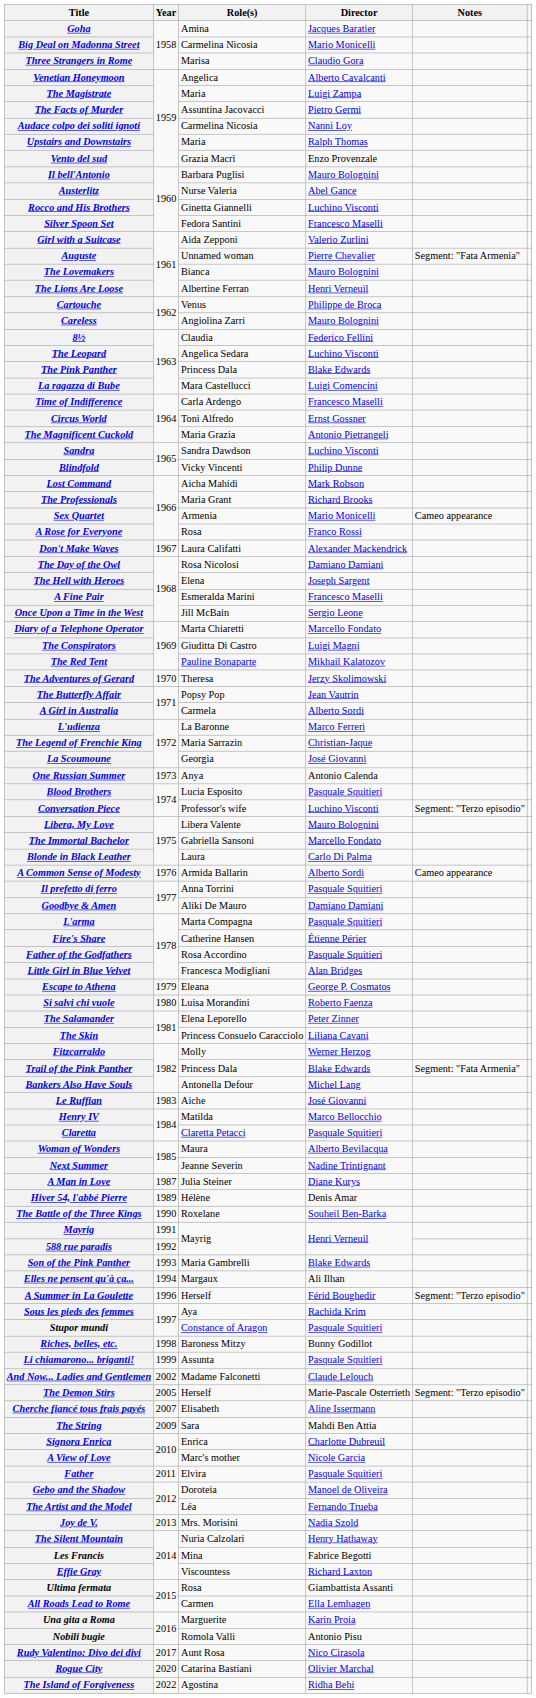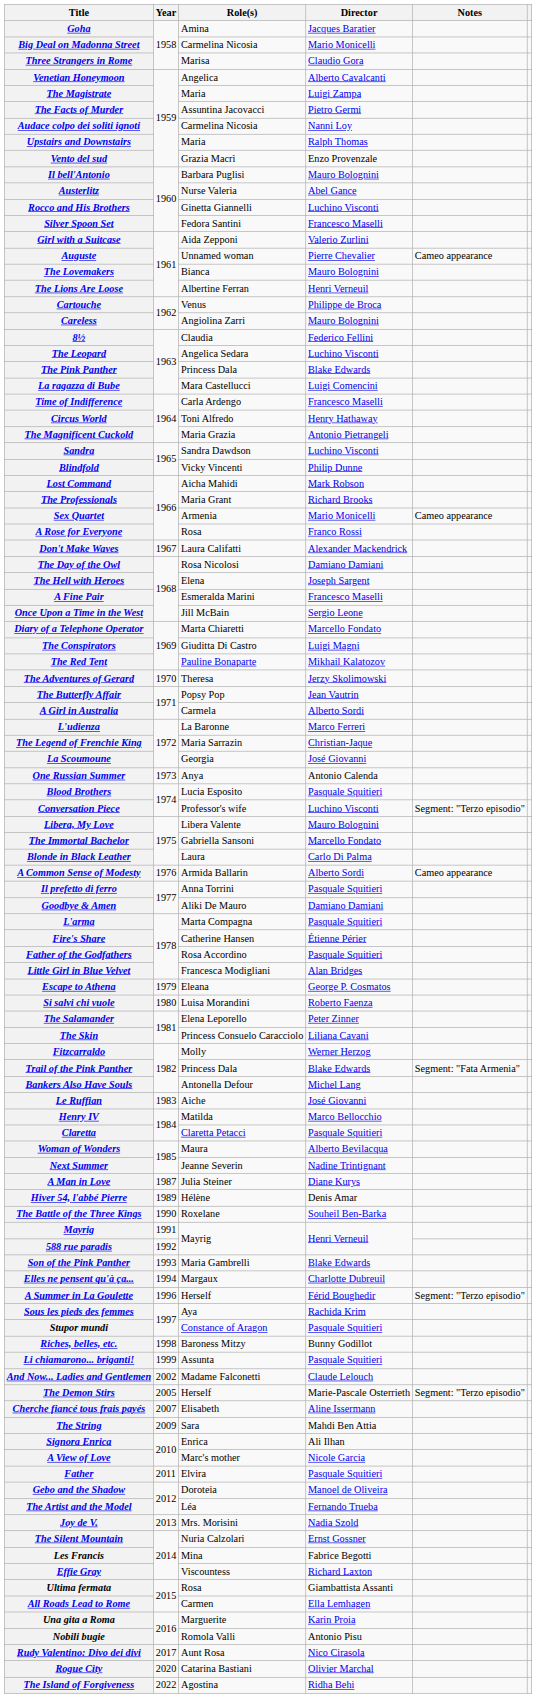(467, 256) Segment: "Fata Armenia" -> (454, 256) Cameo appearance
(337, 418) Ernst Gossner -> (343, 418) Henry Hathaway
(326, 1279) Ali Ilhan -> (347, 1279) Charlotte Dubreuil
(347, 1441) Charlotte Dubreuil -> (326, 1441) Ali Ilhan
(343, 1539) Henry Hathaway -> (337, 1539) Ernst Gossner
